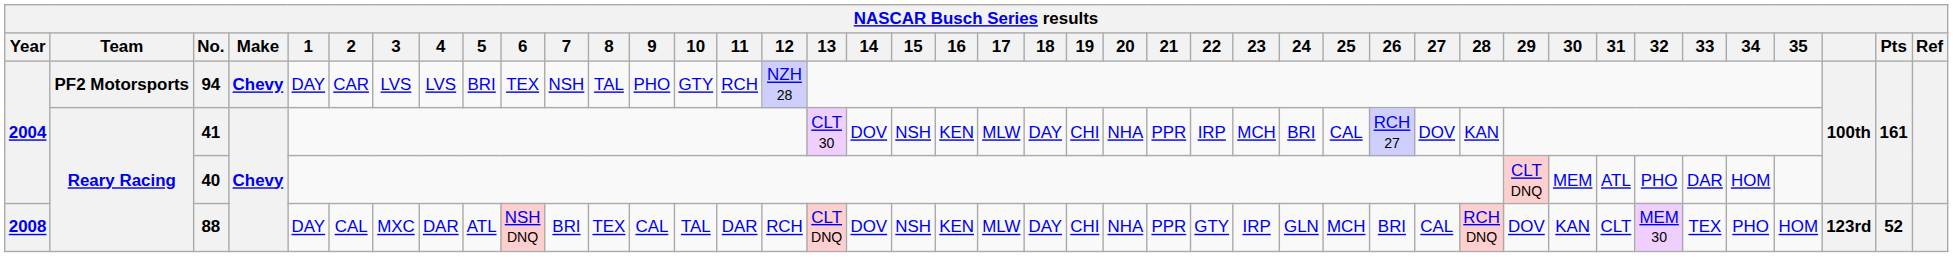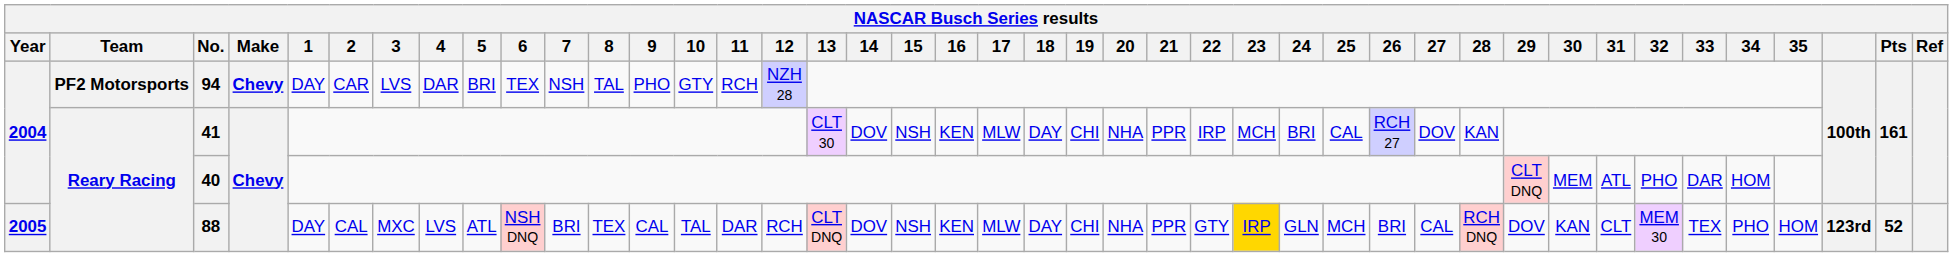(441, 84) LVS -> (441, 84) DAR
(28, 227) 2008 -> (28, 227) 2005
(441, 227) DAR -> (441, 227) LVS
(1257, 227) no background -> (1257, 227) gold background
